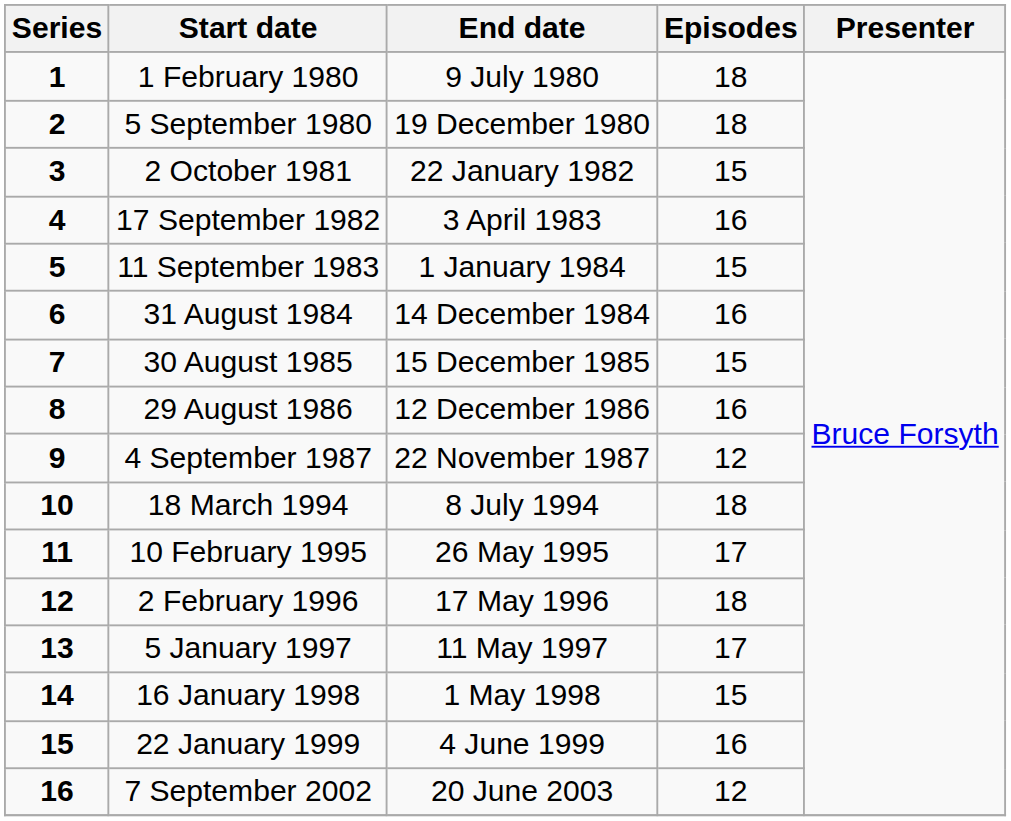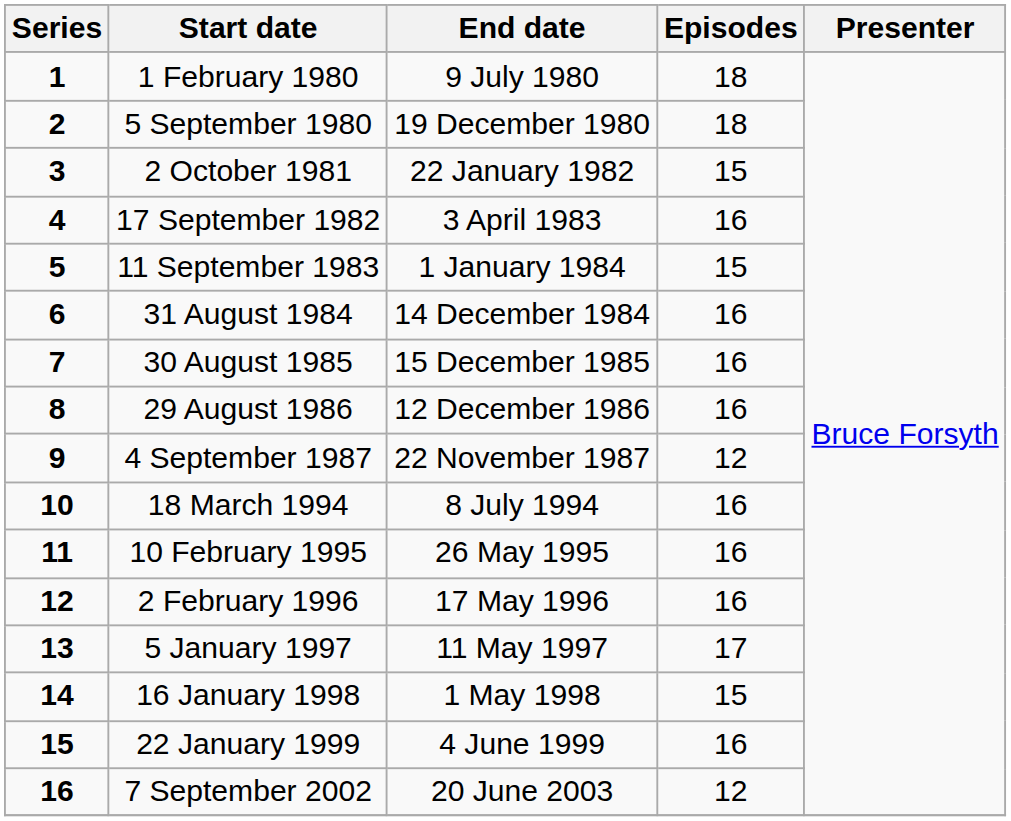(731, 362) 15 -> (731, 362) 16
(731, 505) 18 -> (731, 505) 16
(731, 553) 17 -> (731, 553) 16
(731, 600) 18 -> (731, 600) 16
